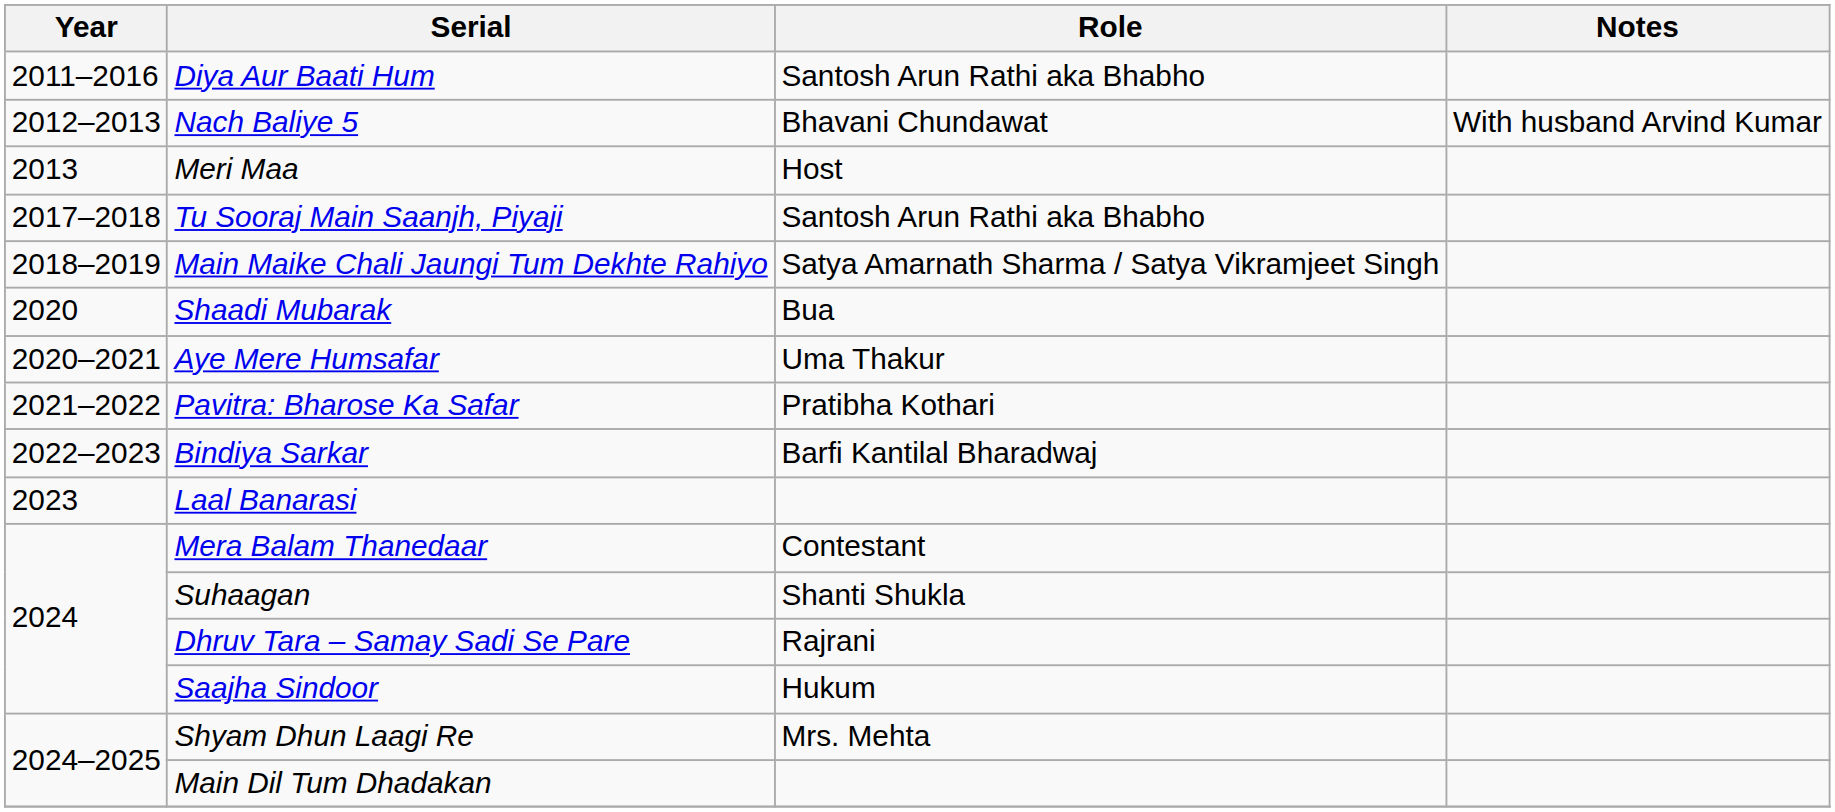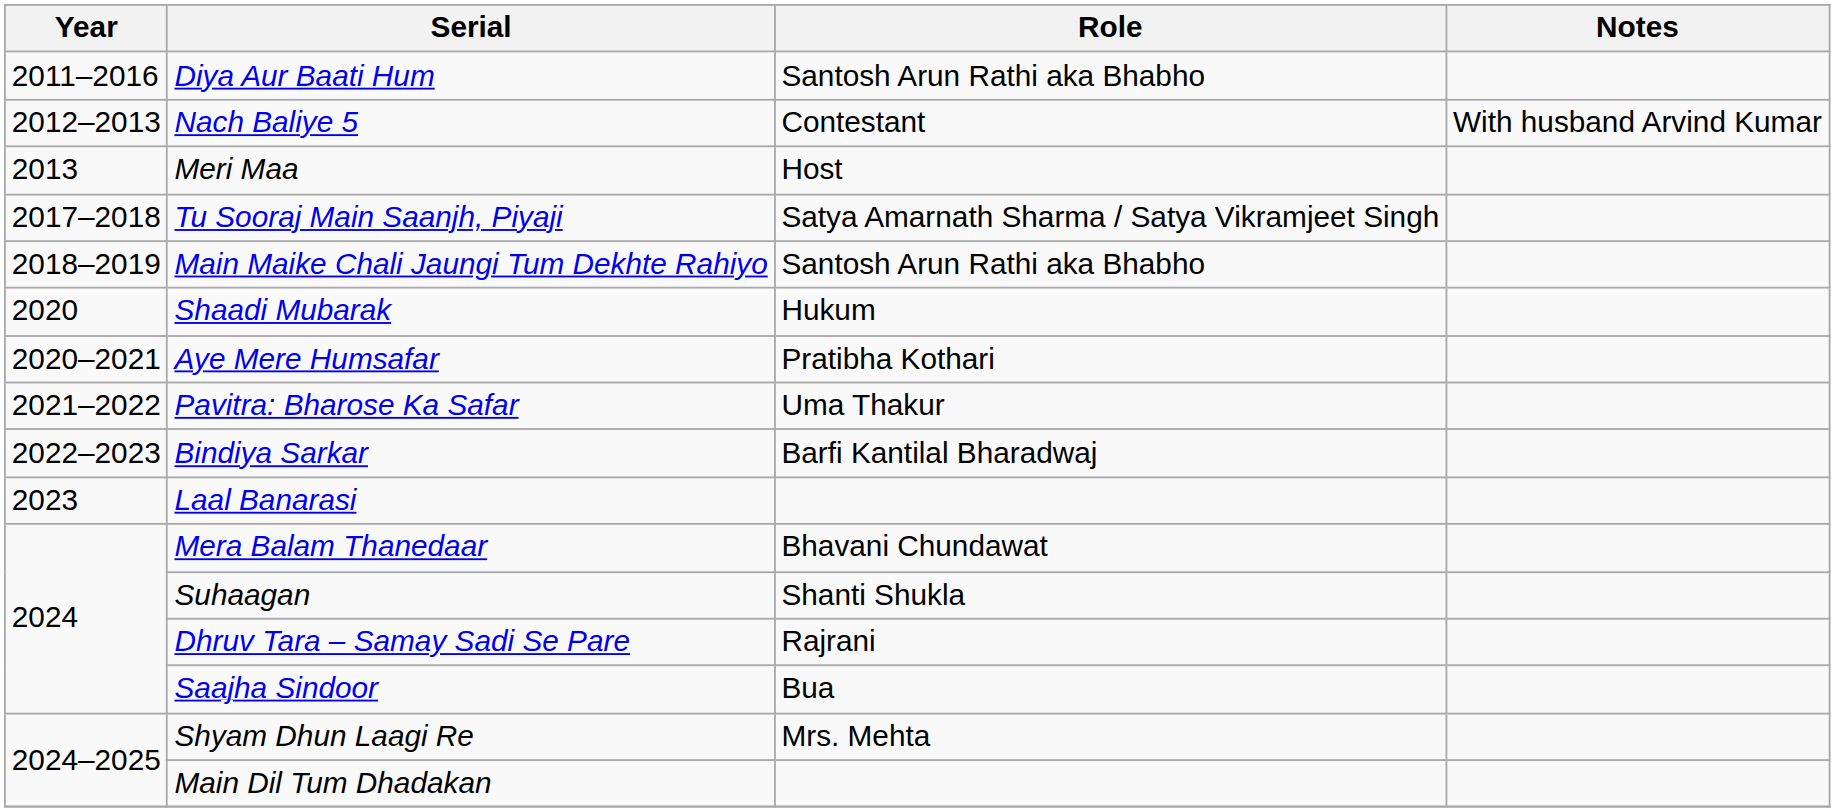(915, 122) Bhavani Chundawat -> (853, 122) Contestant
(993, 216) Santosh Arun Rathi aka Bhabho -> (1110, 216) Satya Amarnath Sharma / Satya Vikramjeet Singh
(1110, 264) Satya Amarnath Sharma / Satya Vikramjeet Singh -> (993, 264) Santosh Arun Rathi aka Bhabho
(808, 311) Bua -> (829, 311) Hukum
(863, 358) Uma Thakur -> (888, 358) Pratibha Kothari
(888, 405) Pratibha Kothari -> (863, 405) Uma Thakur
(853, 547) Contestant -> (915, 547) Bhavani Chundawat
(829, 688) Hukum -> (808, 688) Bua
